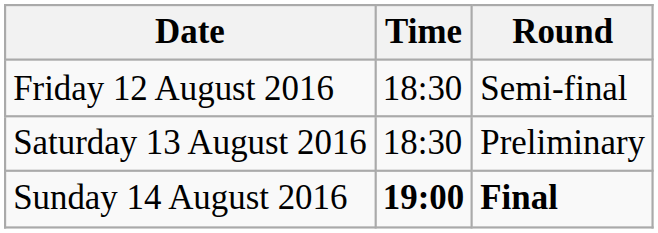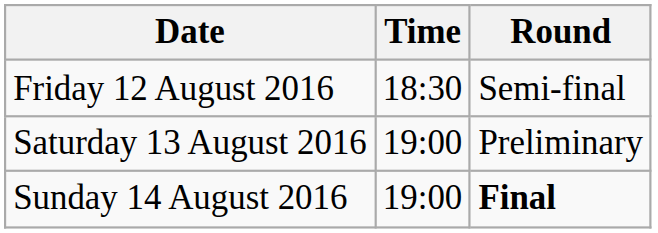(423, 142) 18:30 -> (423, 142) 19:00
(424, 198) bold -> (423, 198) normal
